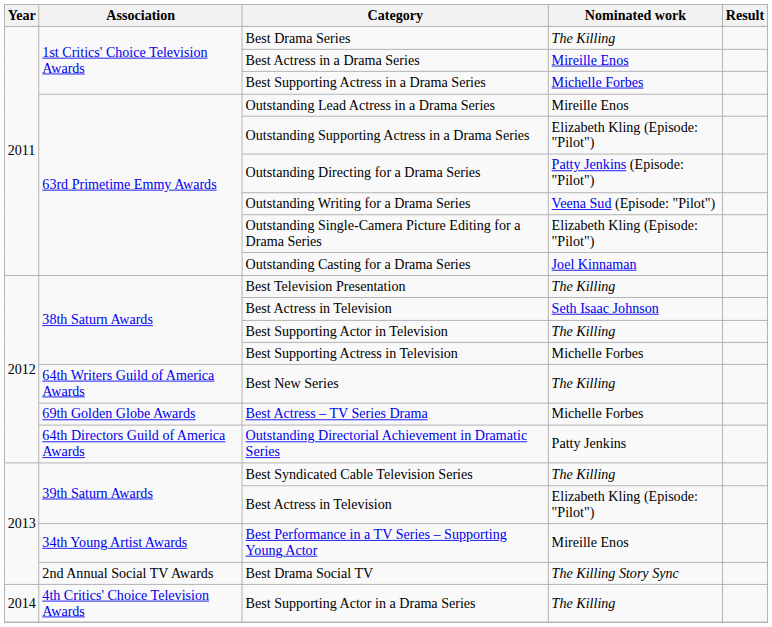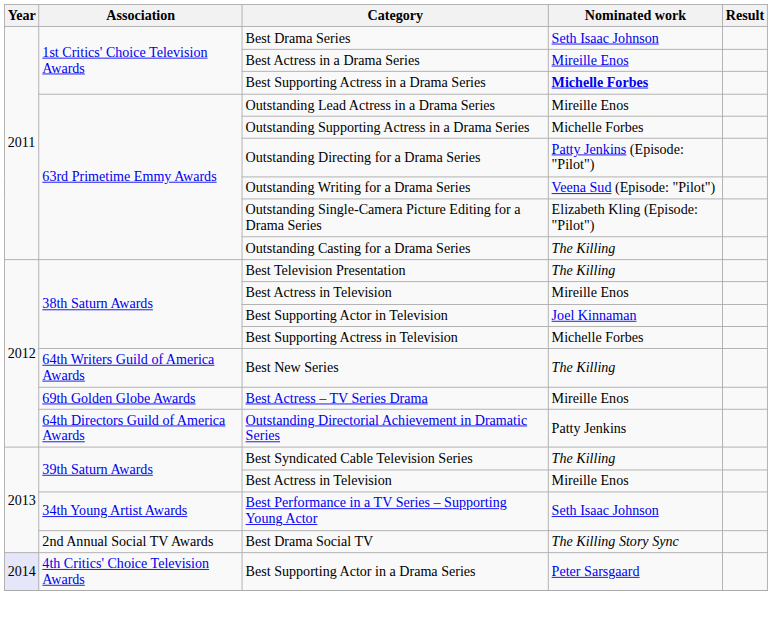(584, 37) The Killing -> (605, 37) Seth Isaac Johnson
(598, 82) normal -> (600, 82) bold
(625, 135) Elizabeth Kling (Episode: "Pilot") -> (598, 127) Michelle Forbes
(594, 264) Joel Kinnaman -> (584, 248) The Killing
(605, 308) Seth Isaac Johnson -> (590, 292) Mireille Enos
(584, 331) The Killing -> (594, 315) Joel Kinnaman
(598, 413) Michelle Forbes -> (590, 398) Mireille Enos
(625, 504) Elizabeth Kling (Episode: "Pilot") -> (590, 480) Mireille Enos
(590, 542) Mireille Enos -> (605, 511) Seth Isaac Johnson
(22, 603) no background -> (22, 571) lavender background
(584, 603) The Killing -> (596, 571) Peter Sarsgaard
